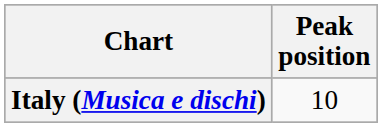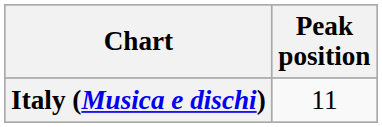(324, 99) 10 -> (324, 99) 11
